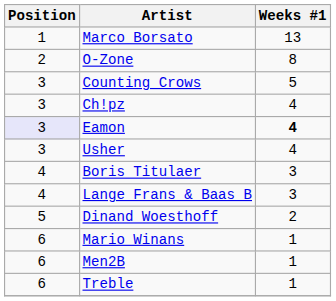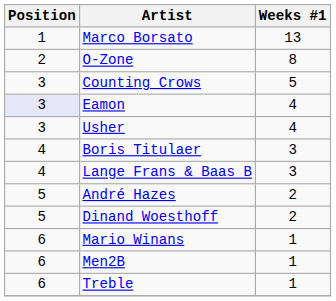- row: (104, 105)
(293, 128) bold -> (293, 105) normal
+ row: (129, 195)
